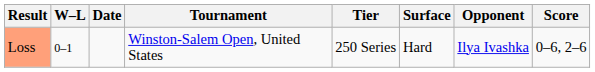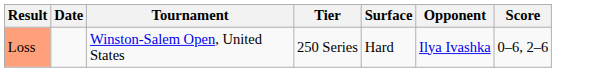- column: (70, 16)
